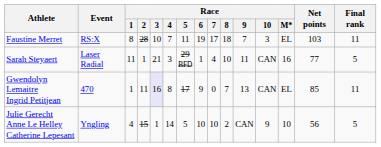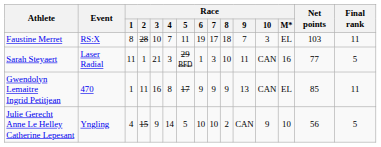(214, 60) 4 -> (214, 60) 3
(157, 90) lavender background -> (157, 90) no background
(214, 90) 0 -> (214, 90) 9
(227, 90) 7 -> (227, 90) 9
(157, 125) 1 -> (157, 125) 9
